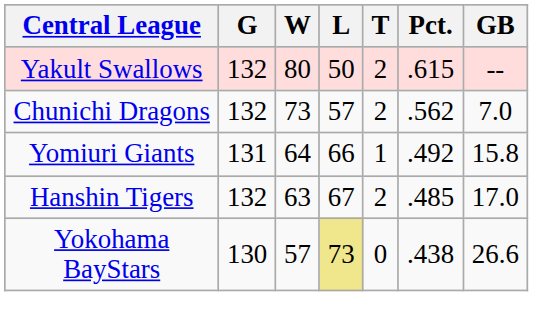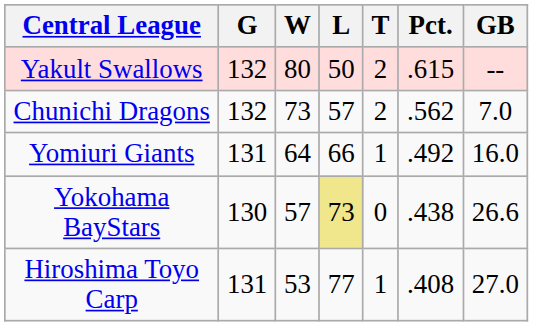(495, 153) 15.8 -> (495, 153) 16.0
- row: (112, 196)
+ row: (112, 284)
